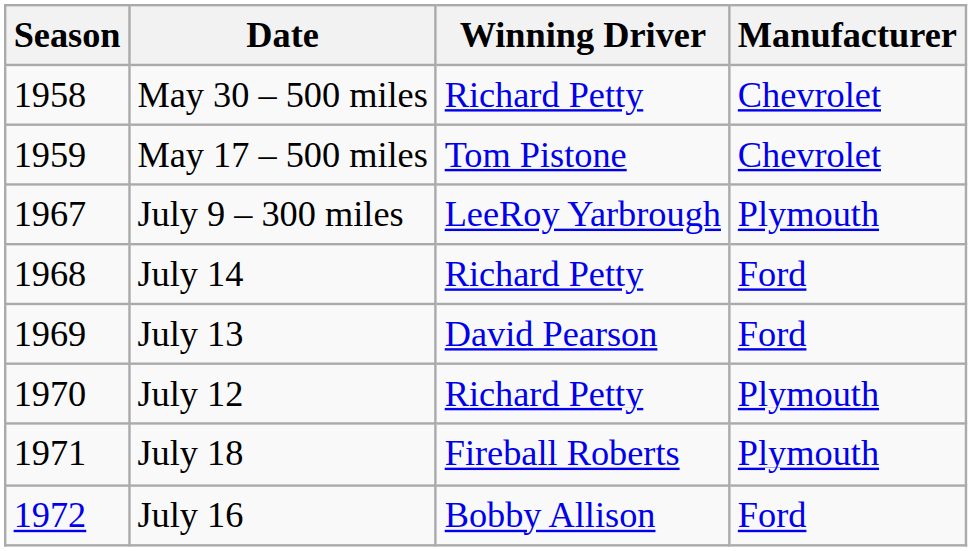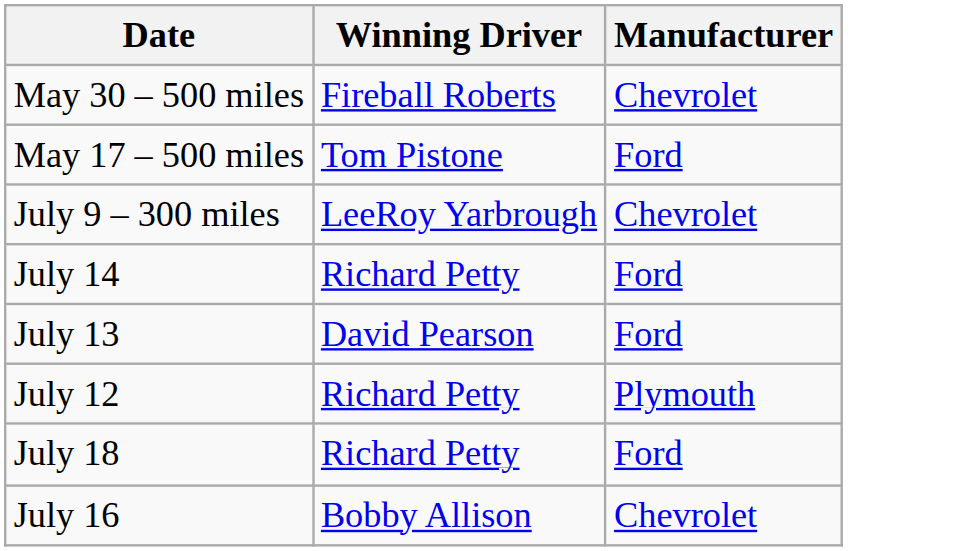- column: (67, 34)
(544, 94) Richard Petty -> (438, 94) Fireball Roberts
(809, 154) Chevrolet -> (648, 154) Ford
(808, 214) Plymouth -> (686, 214) Chevrolet
(562, 453) Fireball Roberts -> (420, 453) Richard Petty
(808, 453) Plymouth -> (648, 453) Ford
(772, 513) Ford -> (686, 513) Chevrolet
